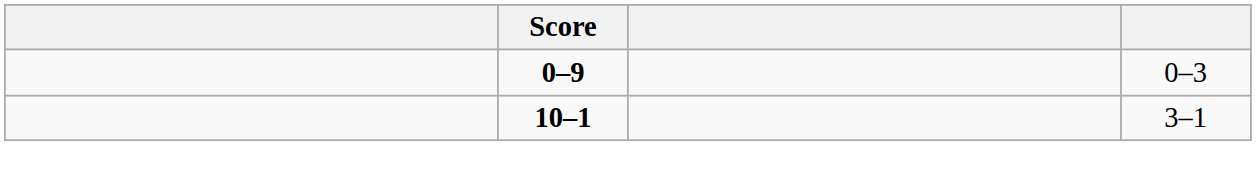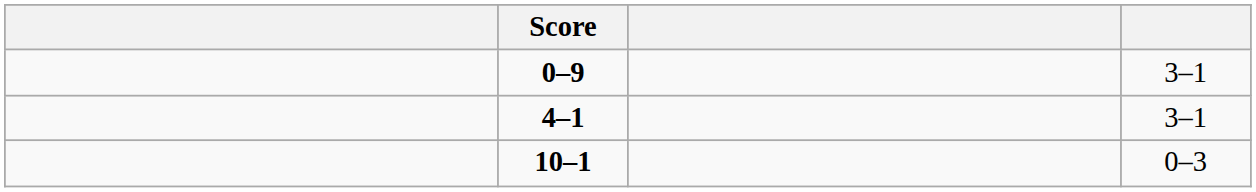(1186, 72) 0–3 -> (1186, 72) 3–1
+ row: (563, 117)
(1186, 117) 3–1 -> (1186, 162) 0–3
